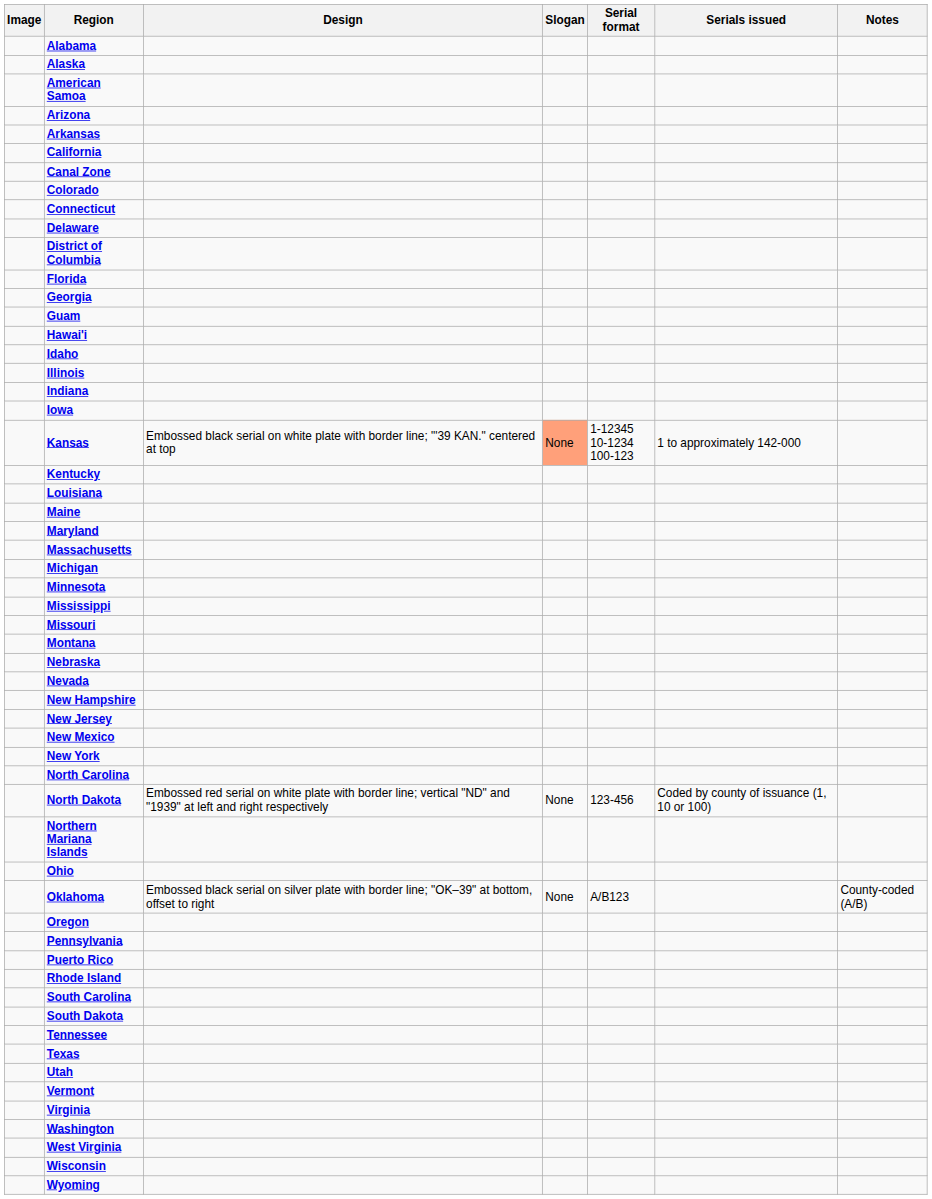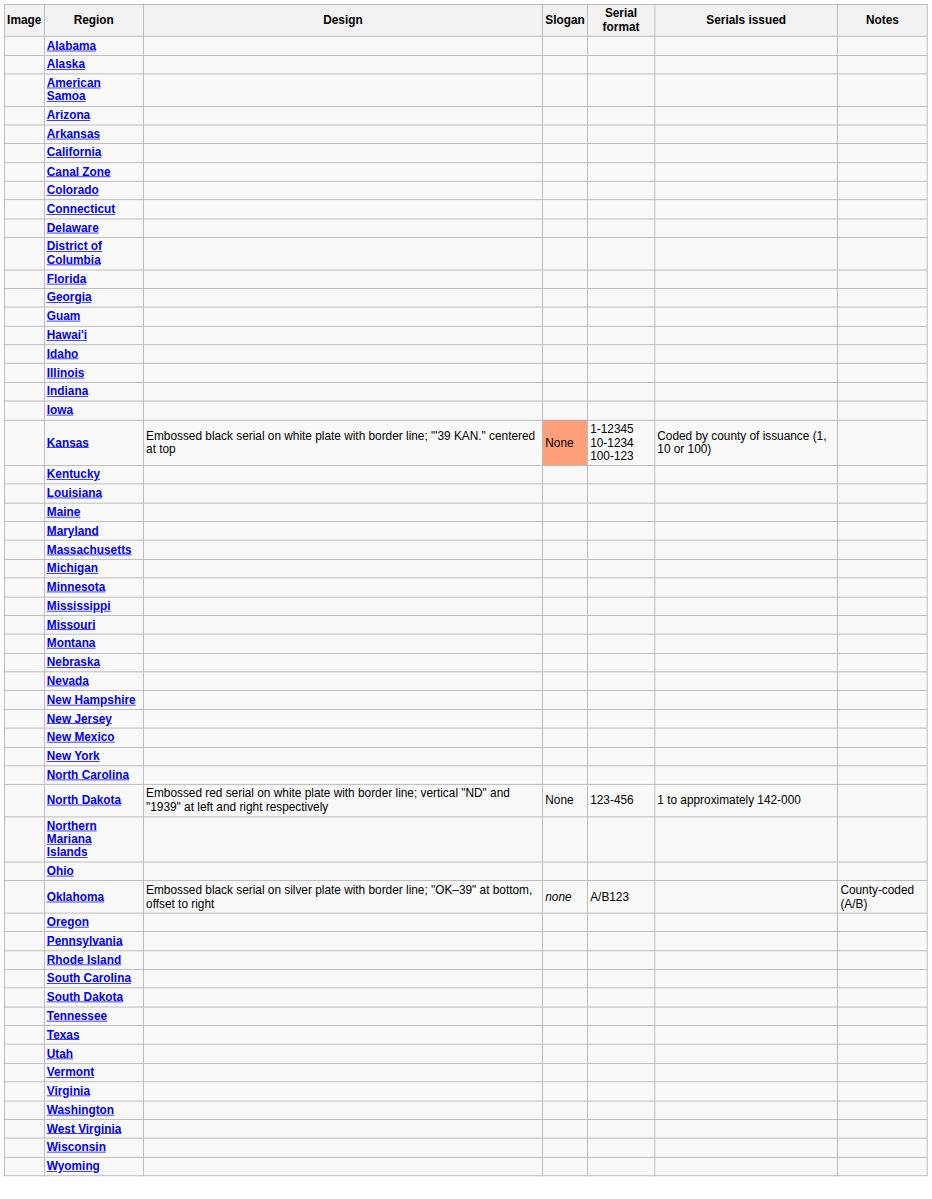(729, 442) 1 to approximately 142-000 -> (742, 442) Coded by county of issuance (1, 10 or 100)
(742, 800) Coded by county of issuance (1, 10 or 100) -> (729, 800) 1 to approximately 142-000
(559, 896) None -> (558, 896) none
- row: (80, 959)
